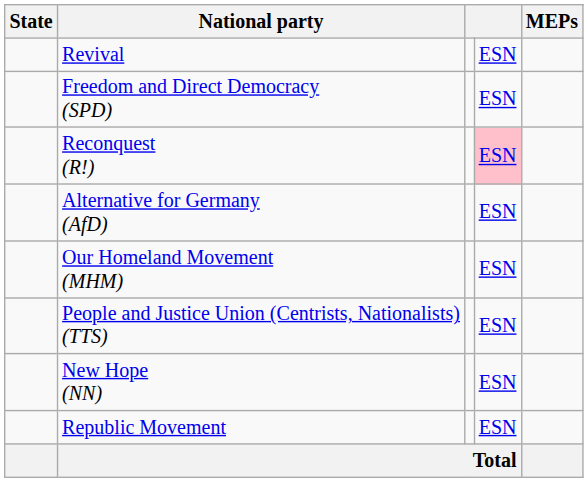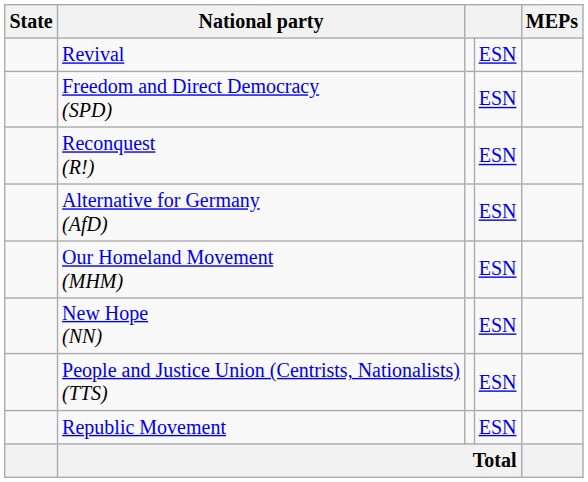(498, 155) pink background -> (498, 155) no background
rows swapped: (261, 325) <-> (105, 382)
